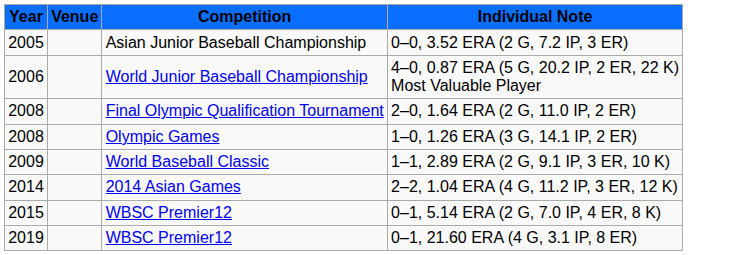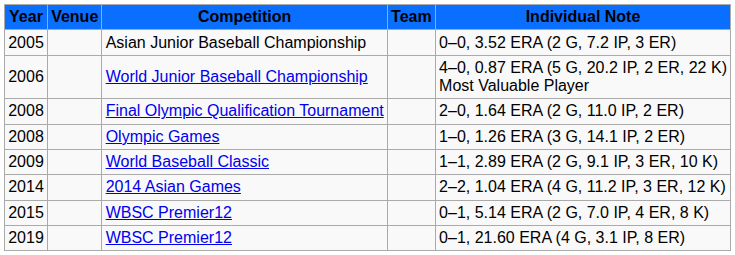+ column: (411, 17)
